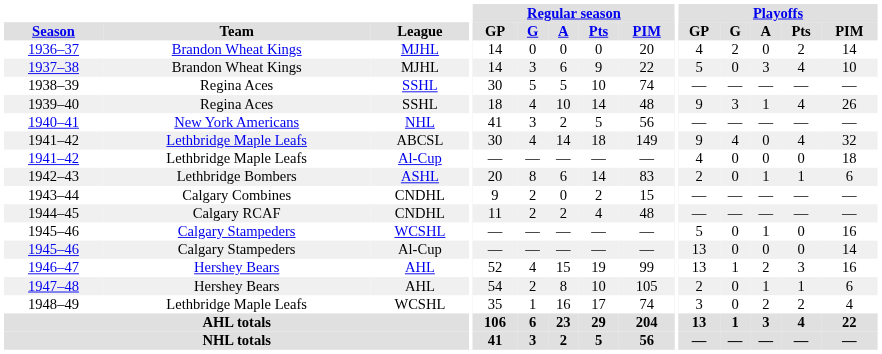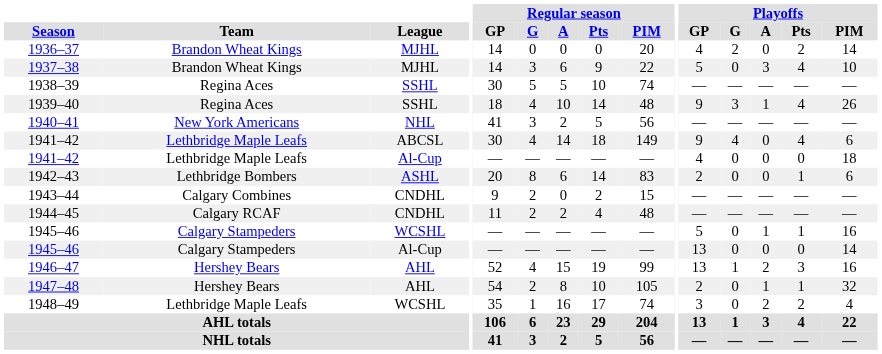(849, 140) 32 -> (849, 140) 6
(766, 176) 1 -> (766, 176) 0
(801, 231) 0 -> (801, 231) 1
(849, 286) 6 -> (849, 286) 32
